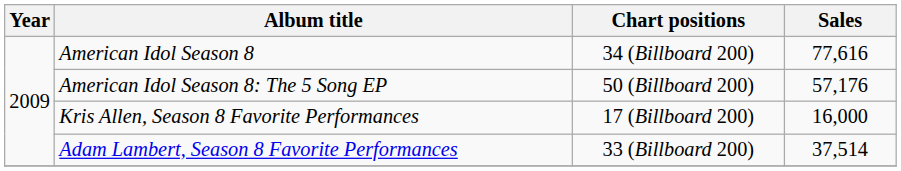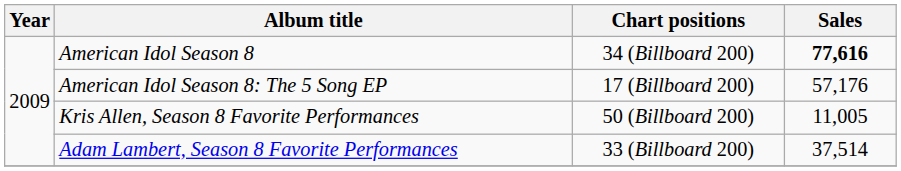(840, 52) normal -> (840, 52) bold
(678, 85) 50 (Billboard 200) -> (678, 85) 17 (Billboard 200)
(678, 117) 17 (Billboard 200) -> (678, 117) 50 (Billboard 200)
(840, 117) 16,000 -> (840, 117) 11,005
